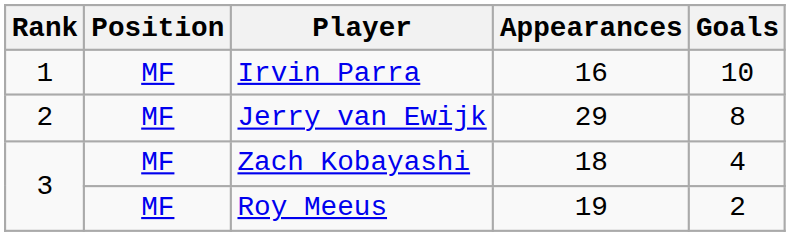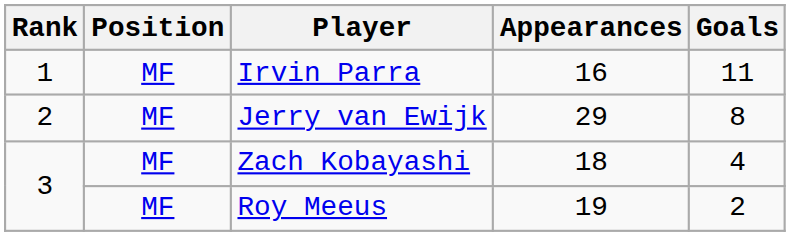(737, 73) 10 -> (737, 73) 11
